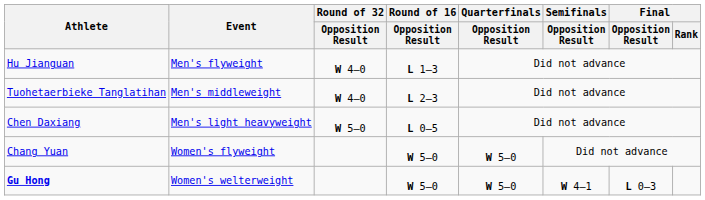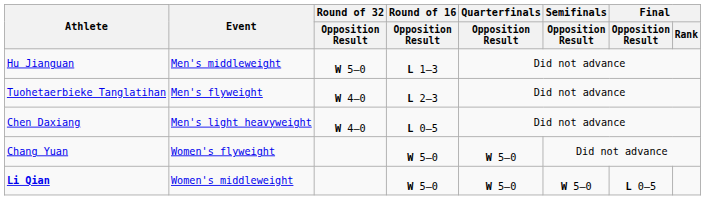(217, 63) Men's flyweight -> (226, 63) Men's middleweight
(350, 69) W 4–0 -> (350, 69) W 5–0
(226, 92) Men's middleweight -> (217, 92) Men's flyweight
(350, 128) W 5–0 -> (350, 128) W 4–0
- row: (28, 180)
+ row: (28, 180)
